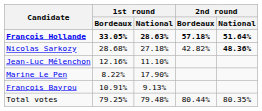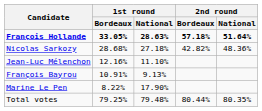(237, 49) bold -> (237, 49) normal
rows swapped: (41, 87) <-> (37, 74)
